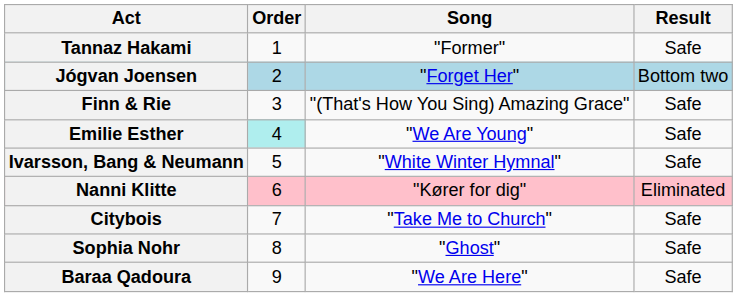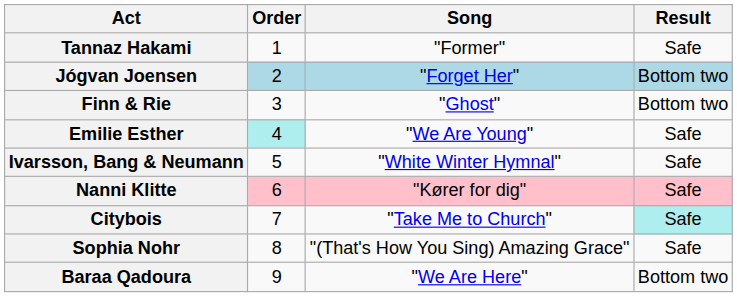(470, 104) "(That's How You Sing) Amazing Grace" -> (470, 104) "Ghost"
(683, 104) Safe -> (683, 104) Bottom two
(683, 190) Eliminated -> (683, 190) Safe
(683, 219) no background -> (683, 219) paleturquoise background
(470, 248) "Ghost" -> (470, 248) "(That's How You Sing) Amazing Grace"
(683, 276) Safe -> (683, 276) Bottom two
